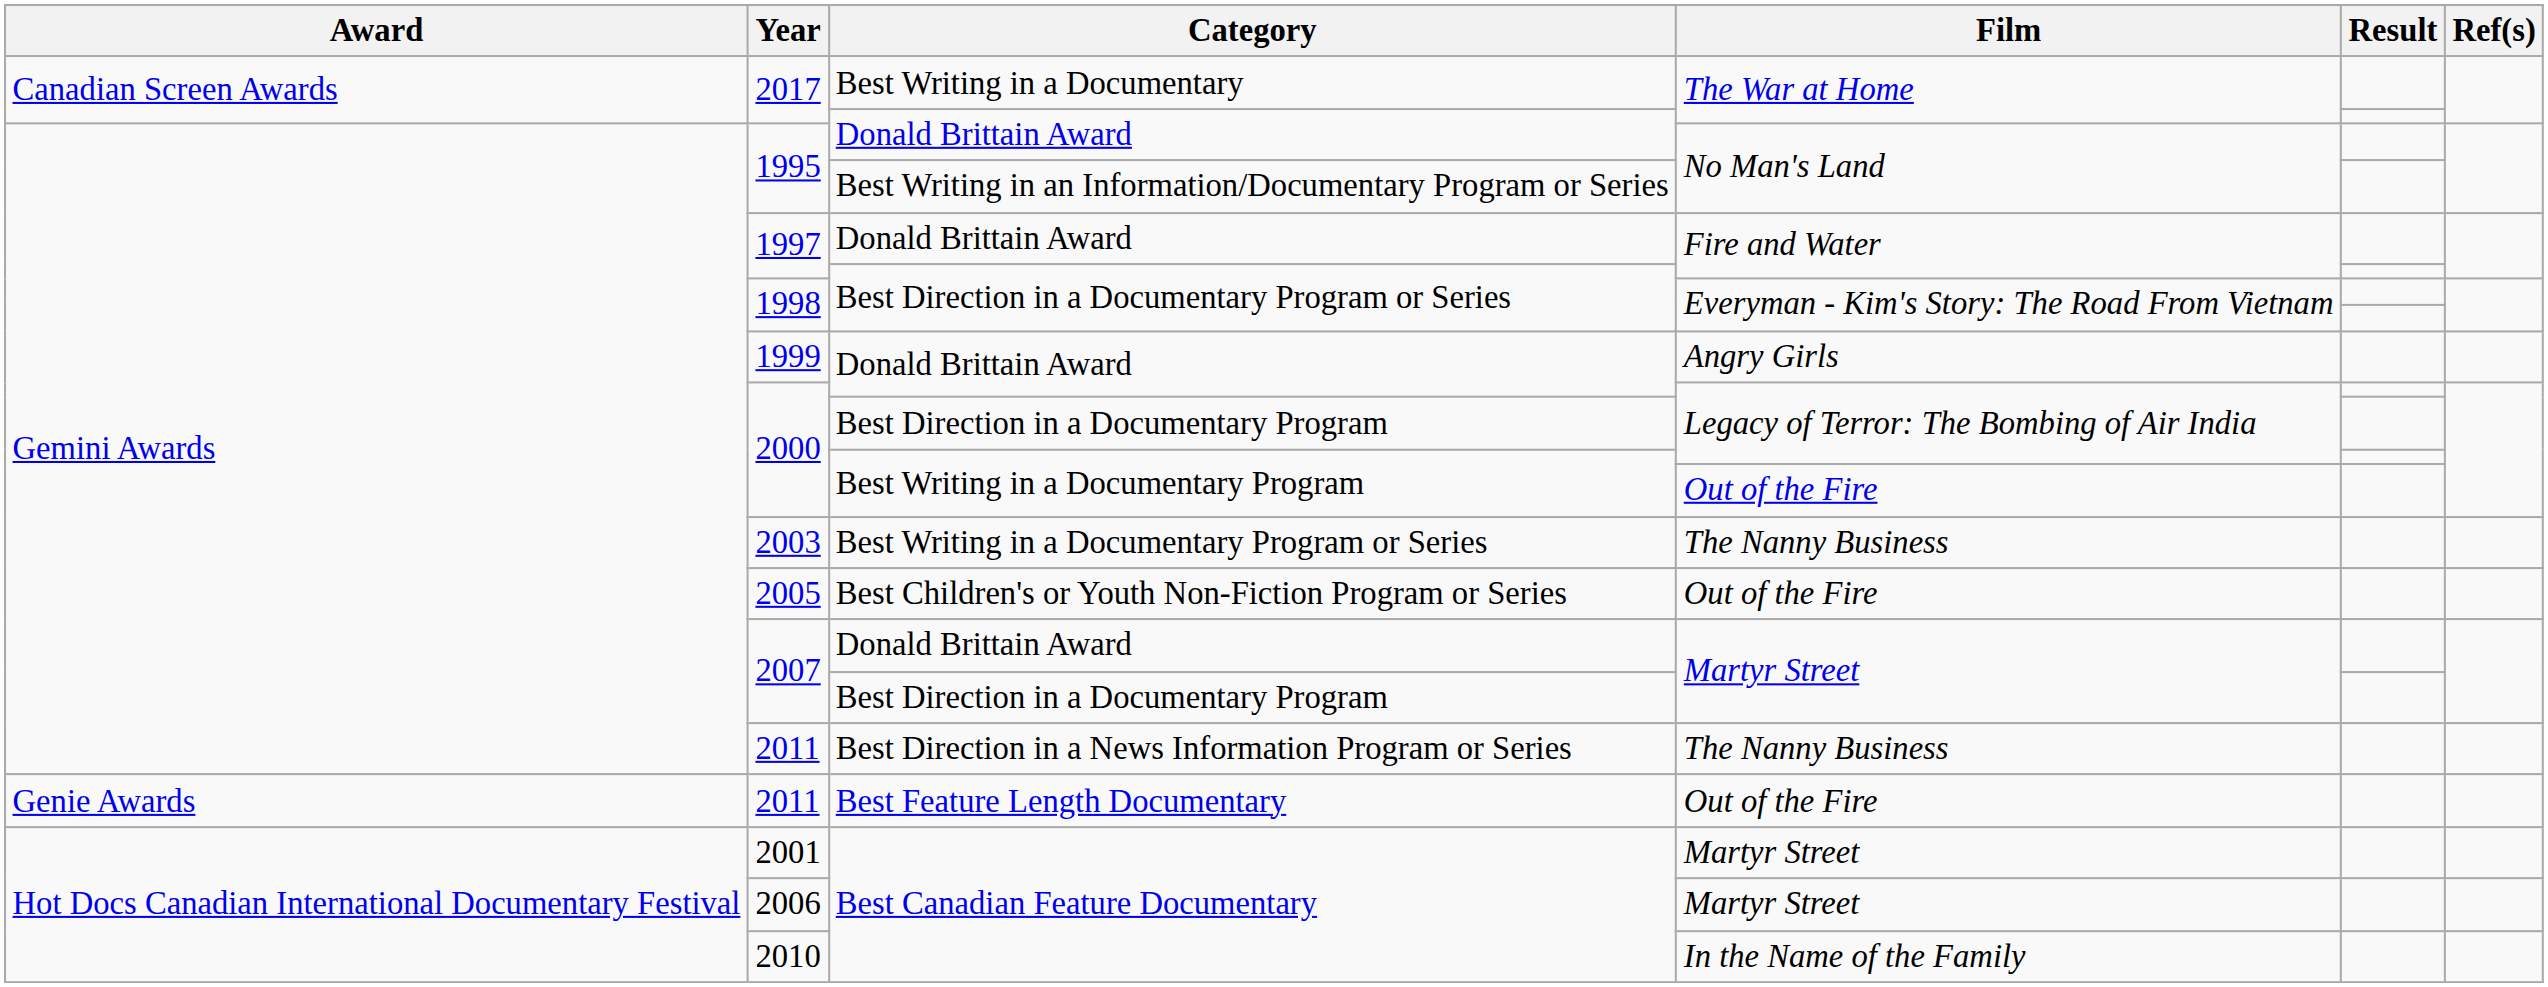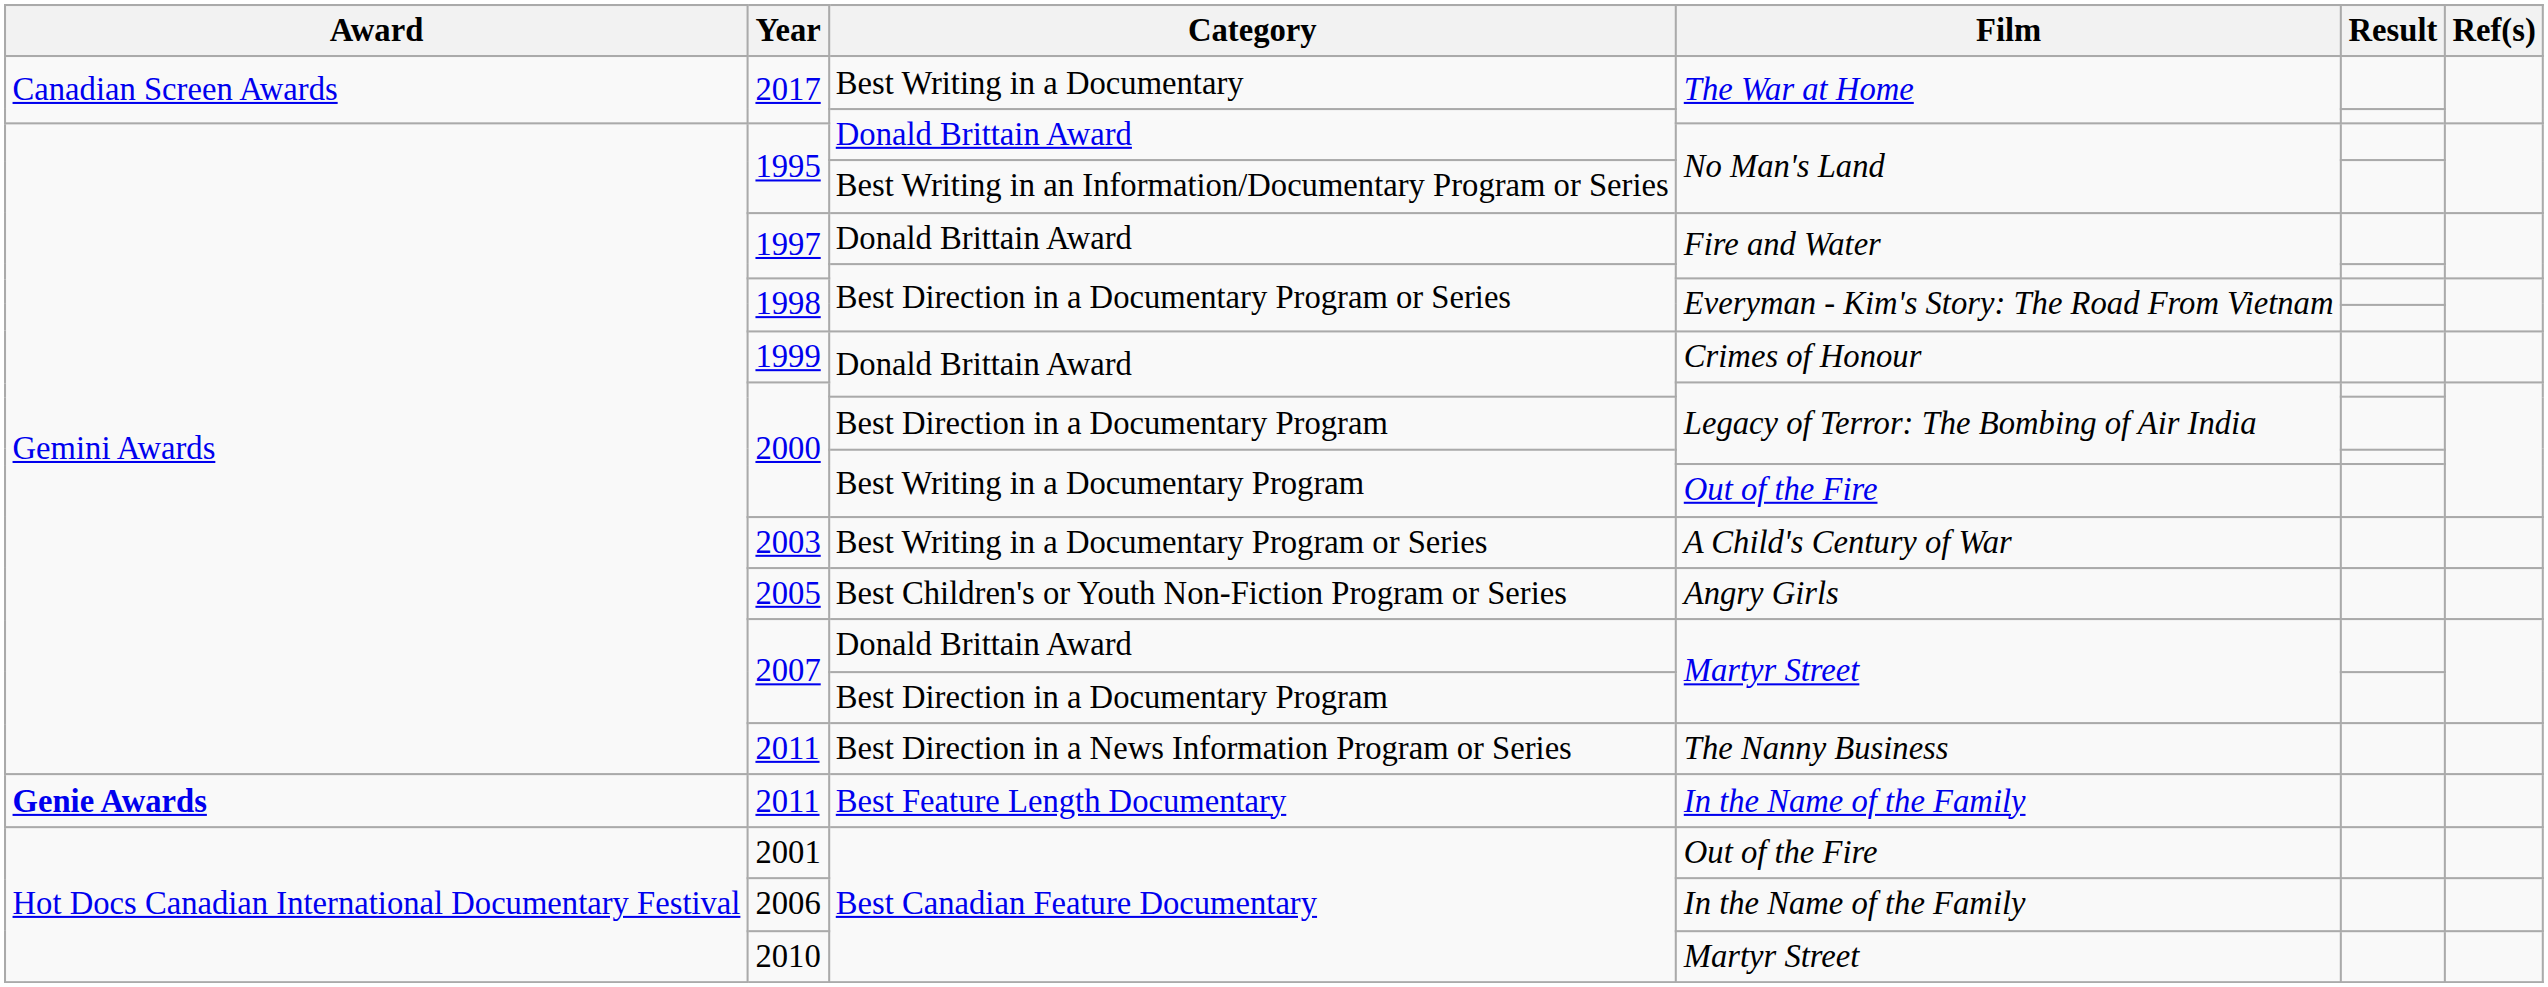(1761, 356) Angry Girls -> (1803, 356) Crimes of Honour
(1816, 541) The Nanny Business -> (1848, 541) A Child's Century of War
(1781, 593) Out of the Fire -> (1761, 593) Angry Girls
(104, 800) normal -> (110, 800) bold
(1781, 800) Out of the Fire -> (1855, 800) In the Name of the Family
(1772, 851) Martyr Street -> (1781, 851) Out of the Fire
(1772, 903) Martyr Street -> (1855, 903) In the Name of the Family
(1855, 955) In the Name of the Family -> (1772, 955) Martyr Street
